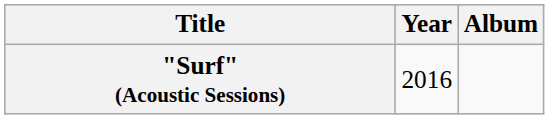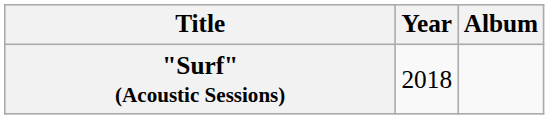(427, 78) 2016 -> (427, 78) 2018
